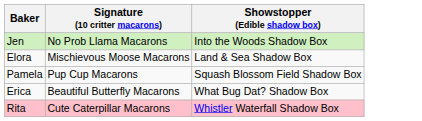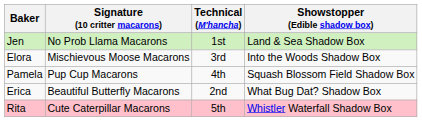+ column: (218, 18)
(261, 41) Into the Woods Shadow Box -> (306, 41) Land & Sea Shadow Box
(253, 58) Land & Sea Shadow Box -> (314, 58) Into the Woods Shadow Box
